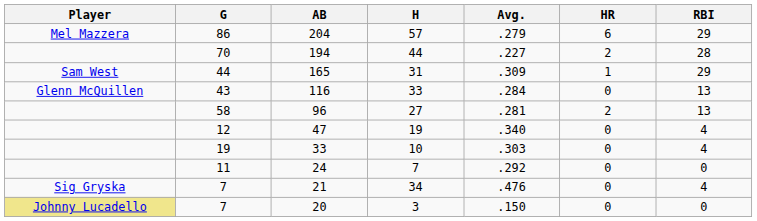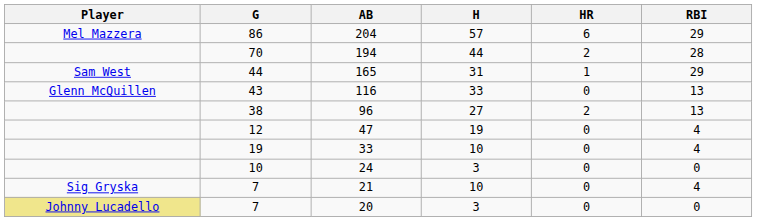- column: (512, 14)
(223, 110) 58 -> (256, 110) 38
(223, 168) 11 -> (256, 168) 10
(416, 168) 7 -> (476, 168) 3
(416, 188) 34 -> (476, 188) 10
